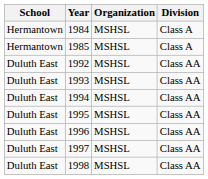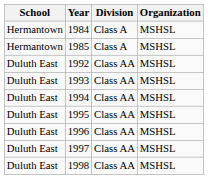columns swapped: (124, 13) <-> (180, 13)
